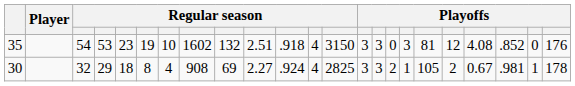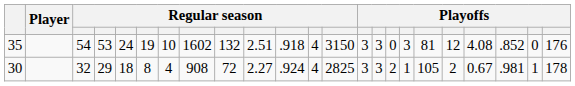(126, 45) 23 -> (126, 45) 24
(229, 68) 69 -> (229, 68) 72
